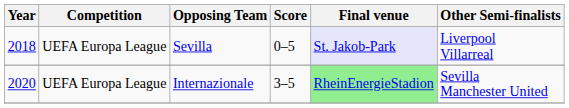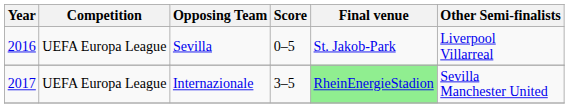(22, 45) 2018 -> (22, 45) 2016
(355, 45) lavender background -> (355, 45) no background
(22, 84) 2020 -> (22, 84) 2017
